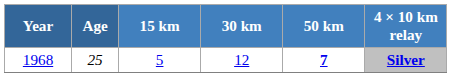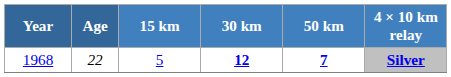(95, 60) 25 -> (95, 60) 22
(242, 60) normal -> (242, 60) bold
